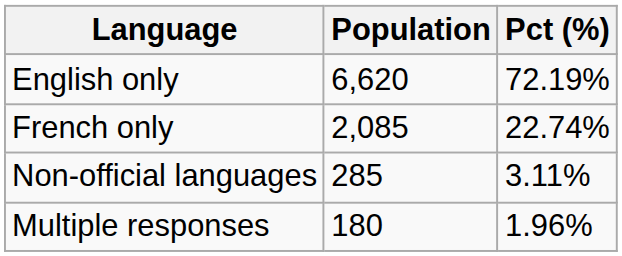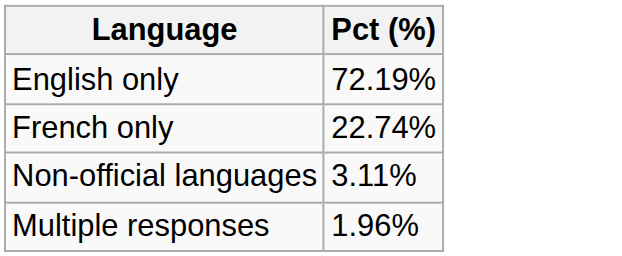- column: (411, 29)
